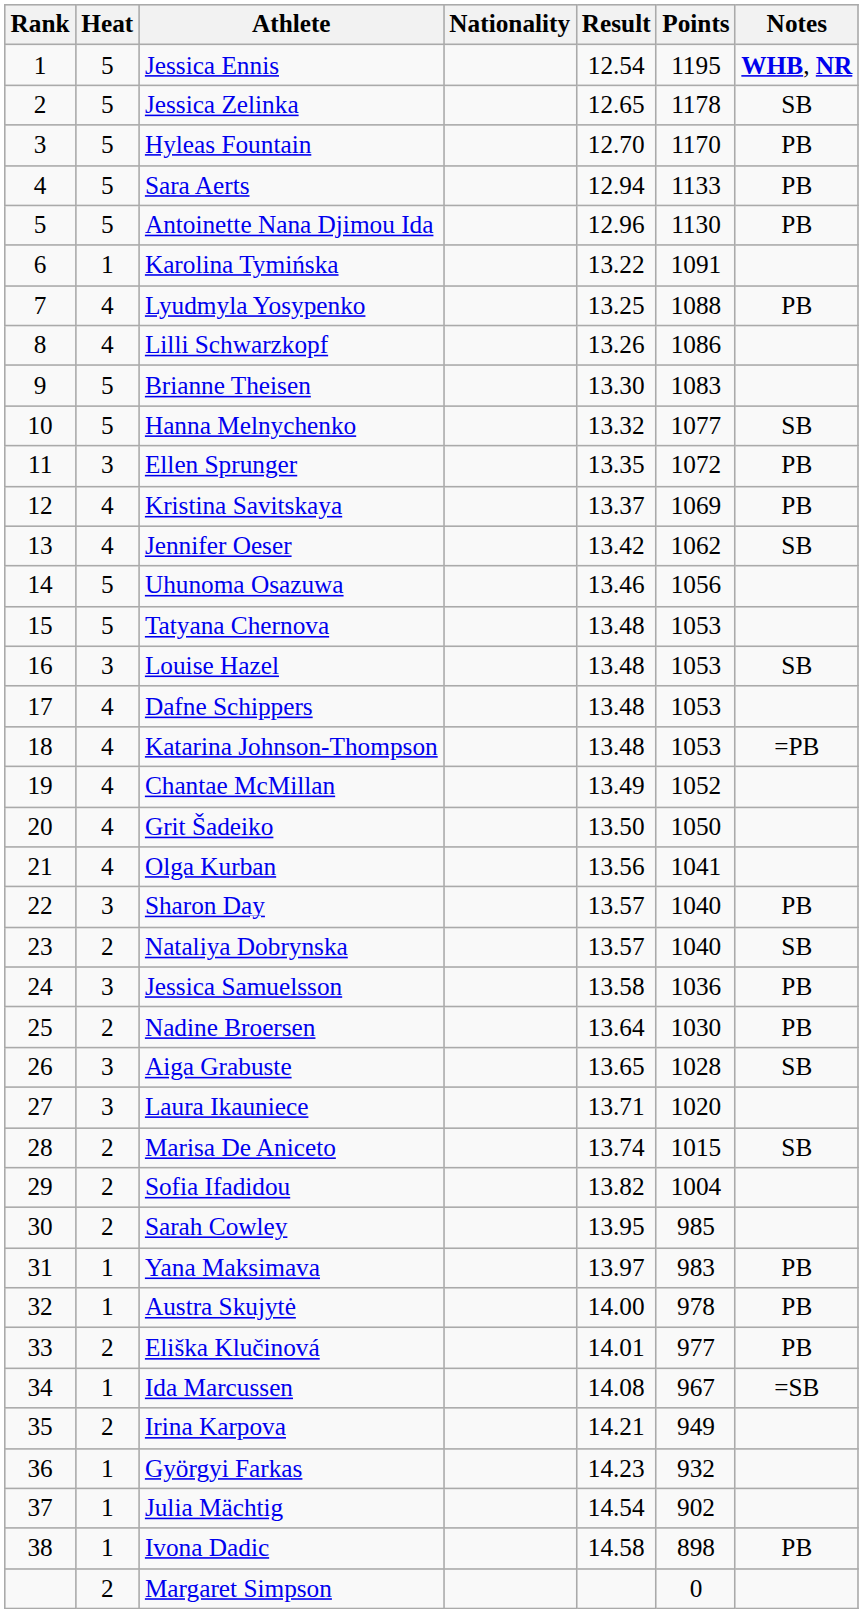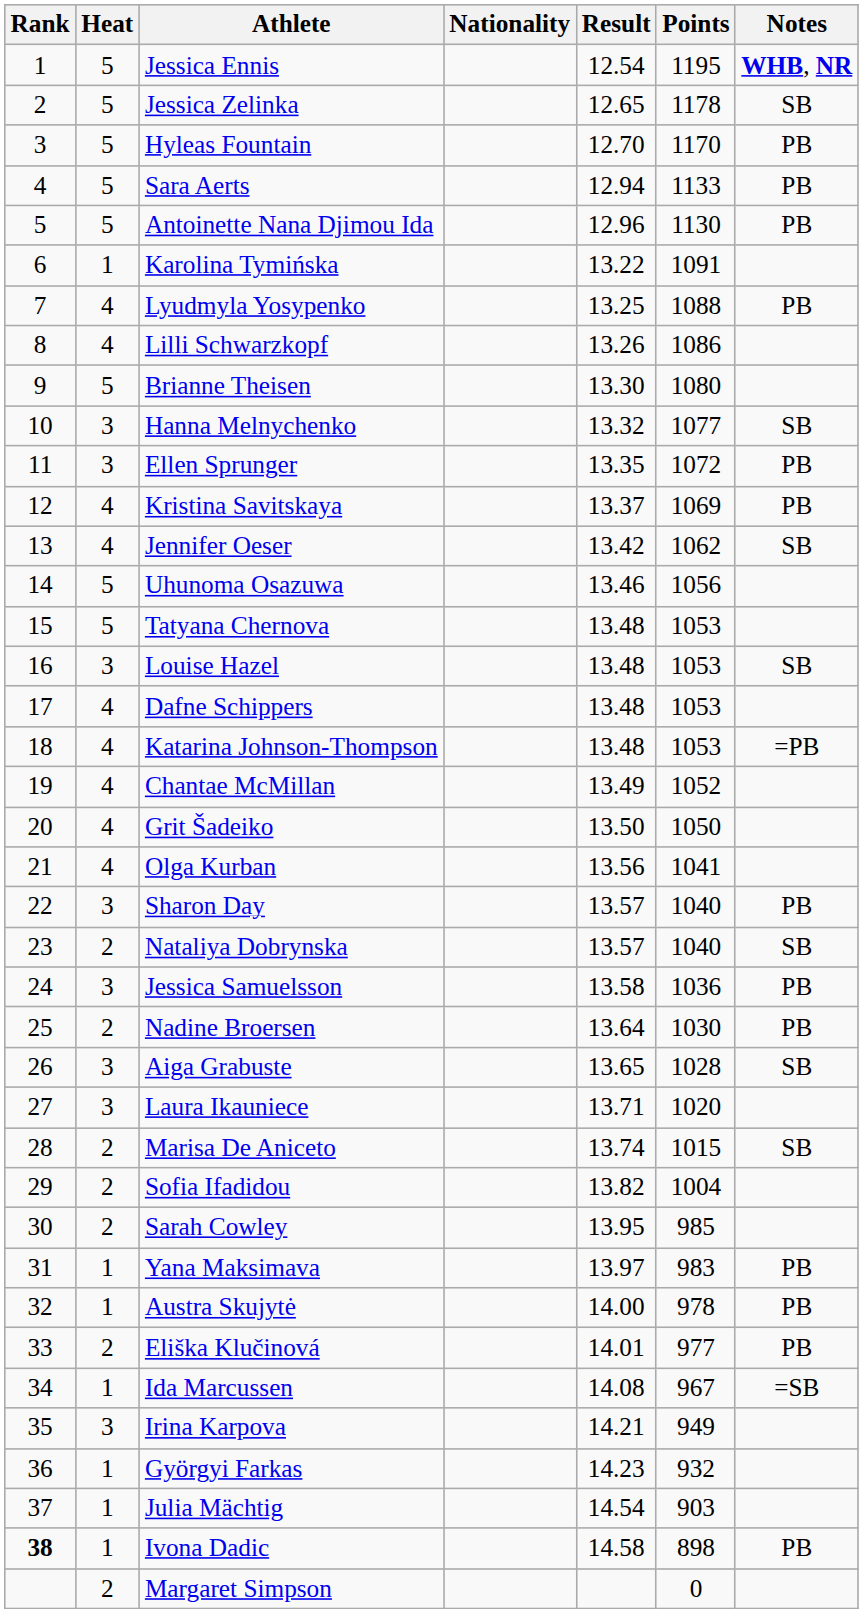(696, 385) 1083 -> (696, 385) 1080
(107, 425) 5 -> (107, 425) 3
(107, 1427) 2 -> (107, 1427) 3
(696, 1507) 902 -> (696, 1507) 903
(40, 1548) normal -> (40, 1548) bold
